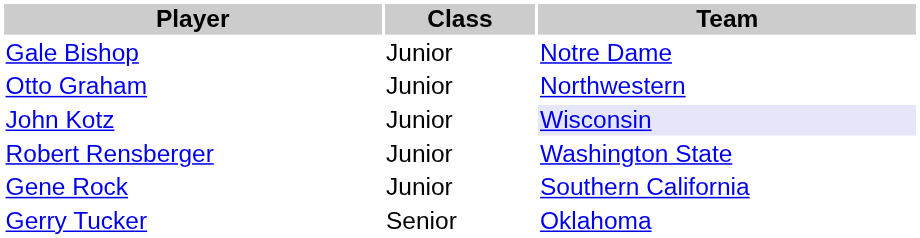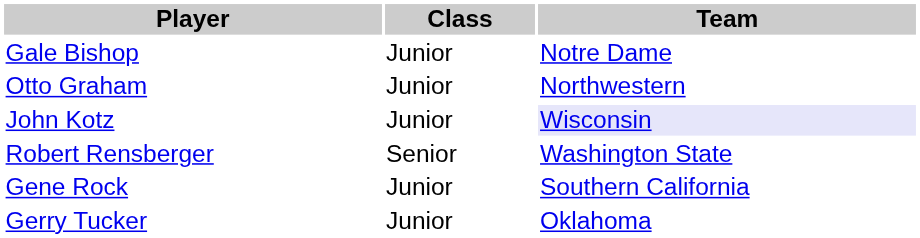(419, 153) Junior -> (421, 153) Senior
(421, 221) Senior -> (419, 221) Junior
